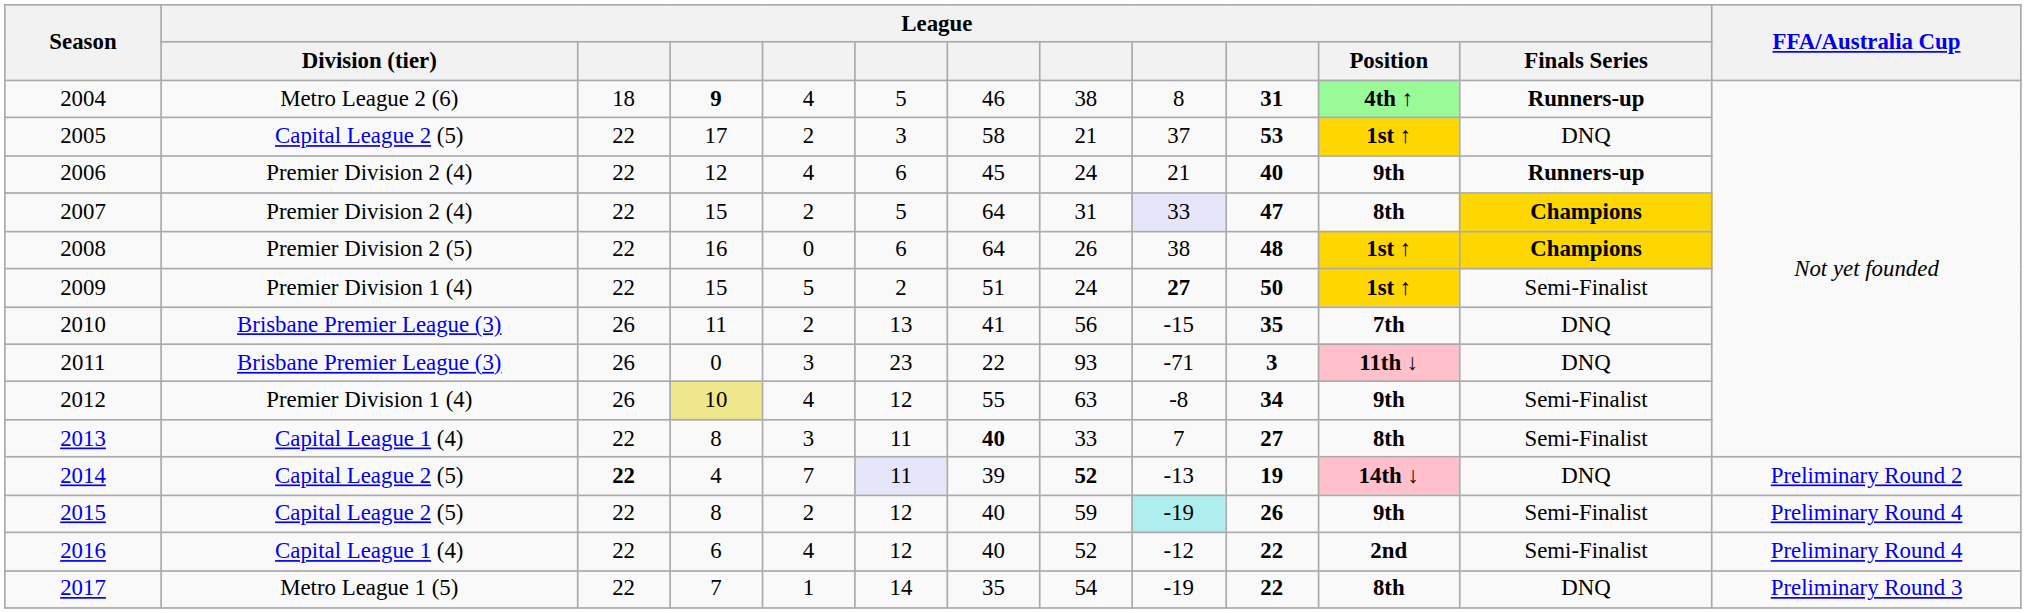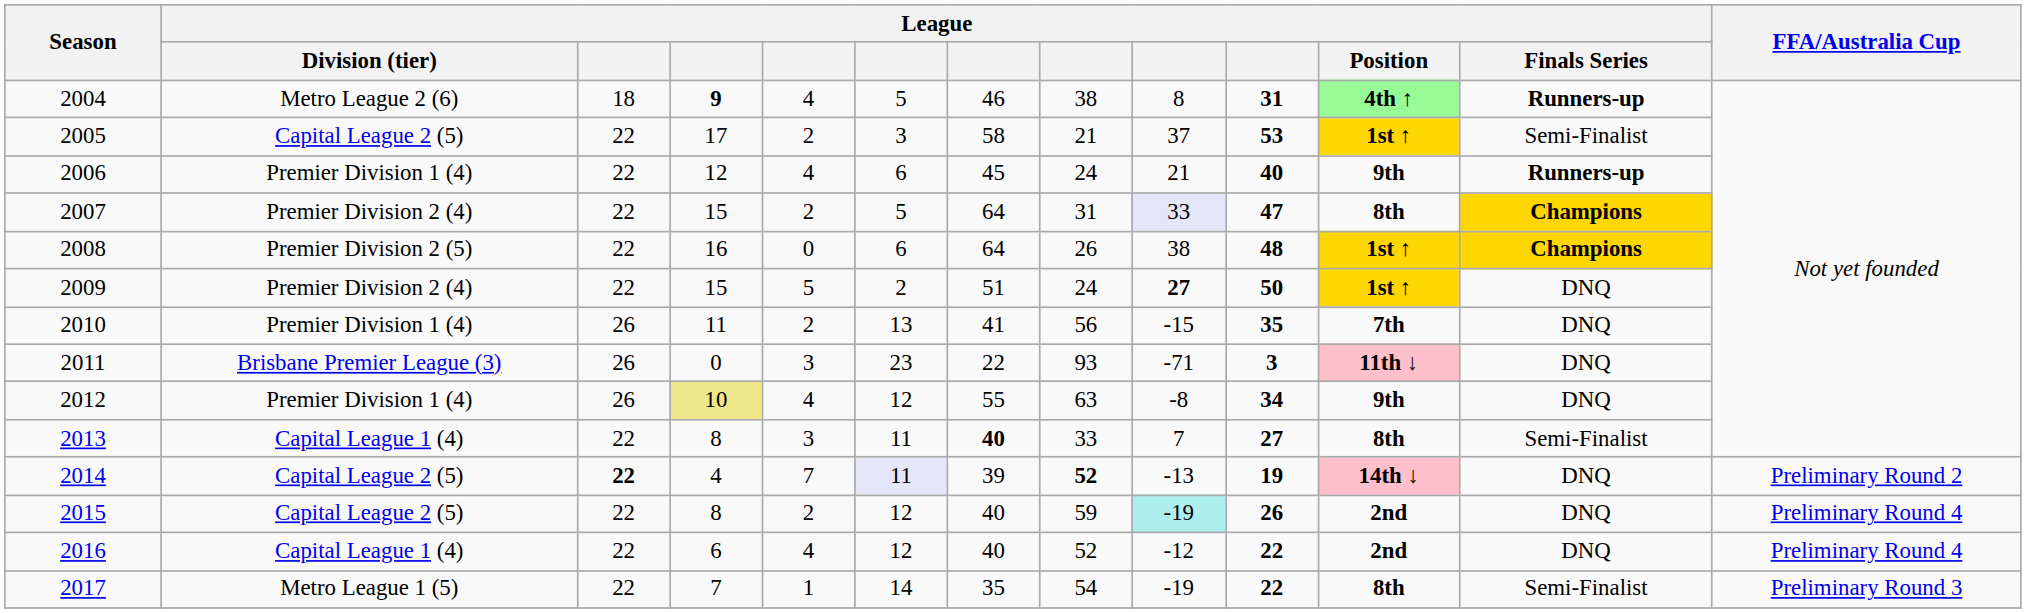(1586, 136) DNQ -> (1586, 136) Semi-Finalist
(369, 173) Premier Division 2 (4) -> (369, 173) Premier Division 1 (4)
(369, 286) Premier Division 1 (4) -> (369, 286) Premier Division 2 (4)
(1586, 286) Semi-Finalist -> (1586, 286) DNQ
(369, 324) Brisbane Premier League (3) -> (369, 324) Premier Division 1 (4)
(1586, 399) Semi-Finalist -> (1586, 399) DNQ
(1389, 512) 9th -> (1389, 512) 2nd
(1586, 512) Semi-Finalist -> (1586, 512) DNQ
(1586, 550) Semi-Finalist -> (1586, 550) DNQ
(1586, 588) DNQ -> (1586, 588) Semi-Finalist
